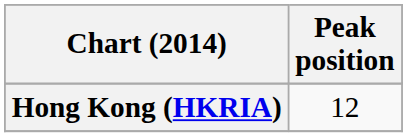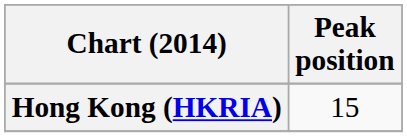(345, 107) 12 -> (345, 107) 15
